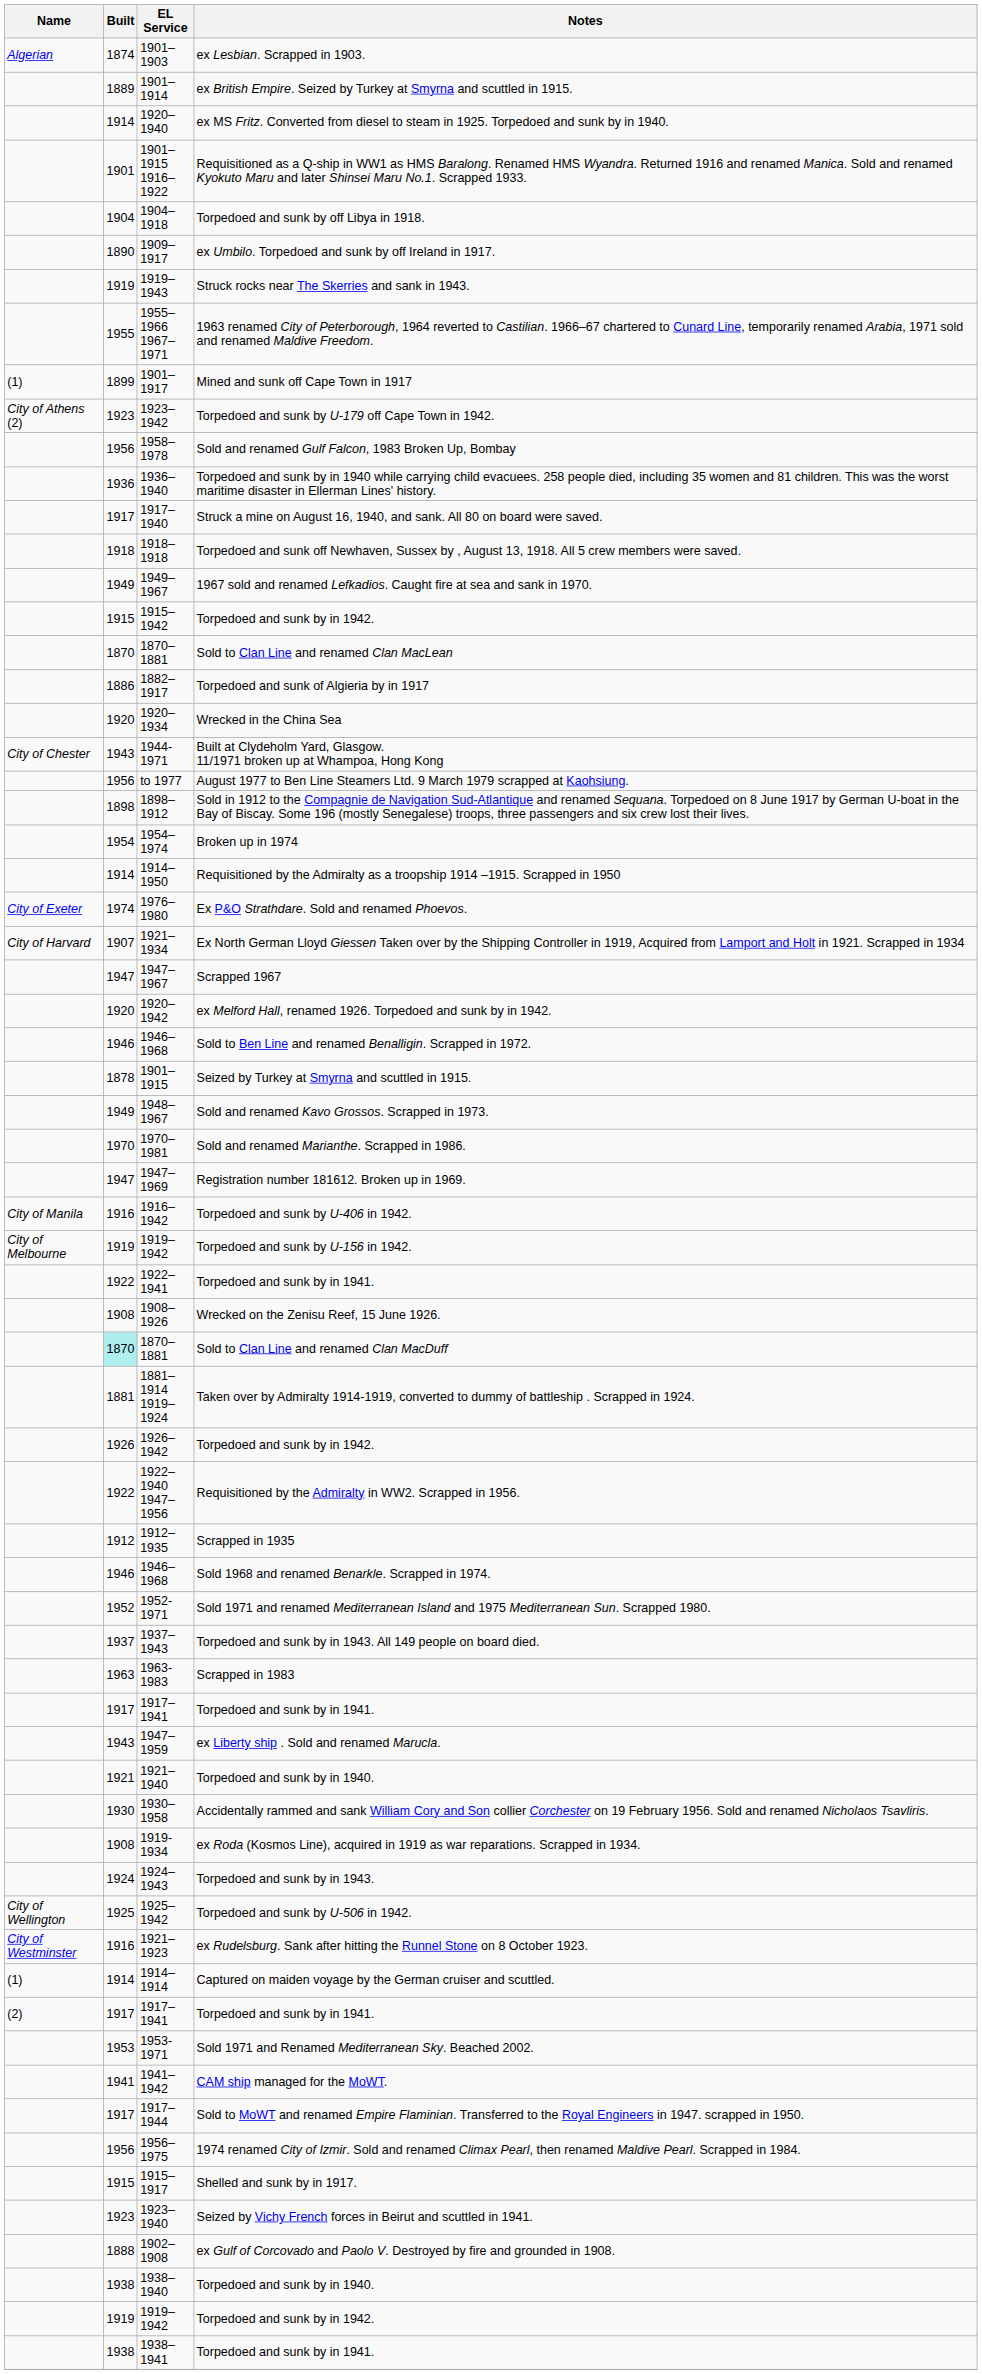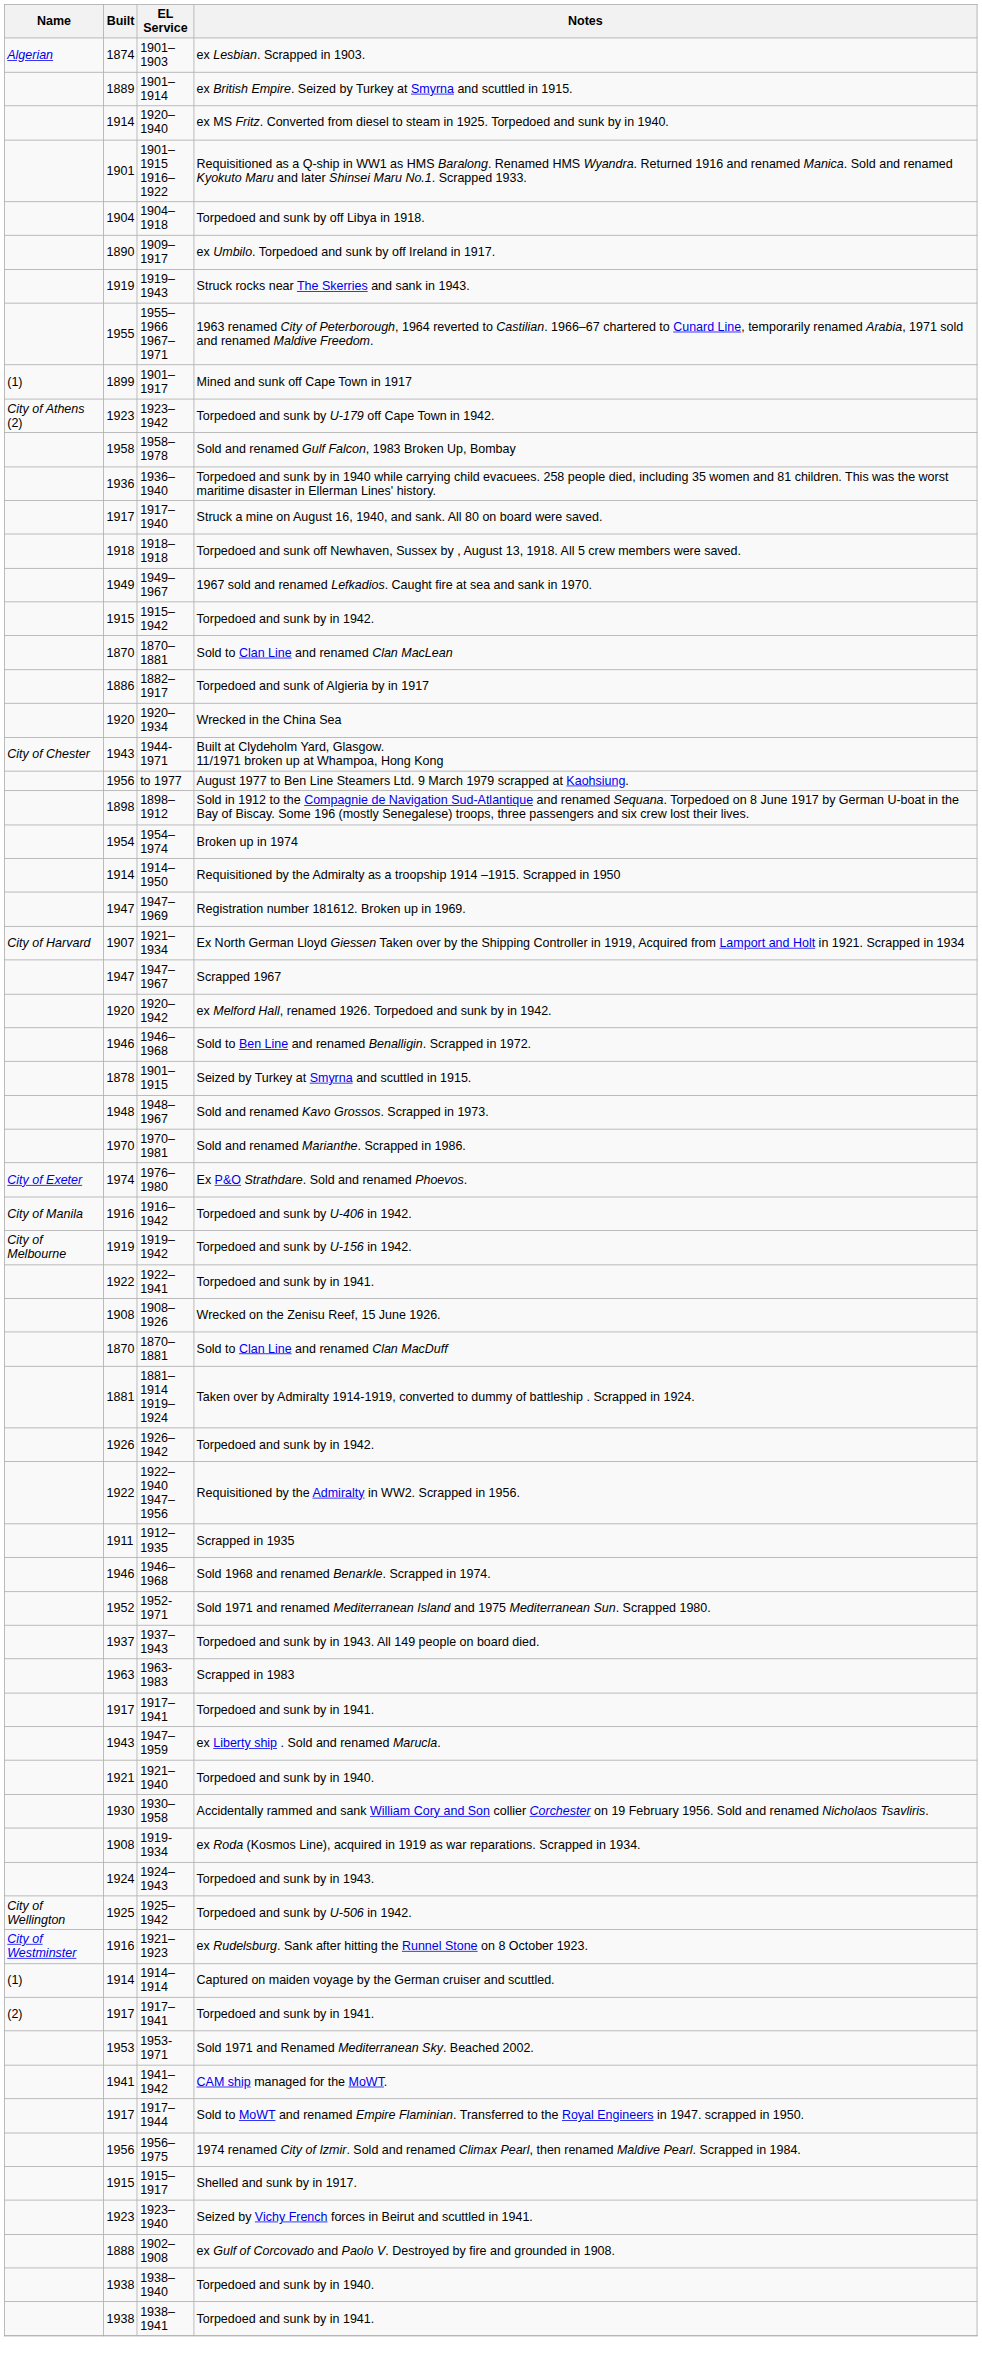(121, 449) 1956 -> (121, 449) 1958
rows swapped: (157, 909) <-> (157, 1180)
(121, 1112) 1949 -> (121, 1112) 1948
(121, 1349) paleturquoise background -> (121, 1349) no background
(121, 1540) 1912 -> (120, 1540) 1911
- row: (157, 2318)
